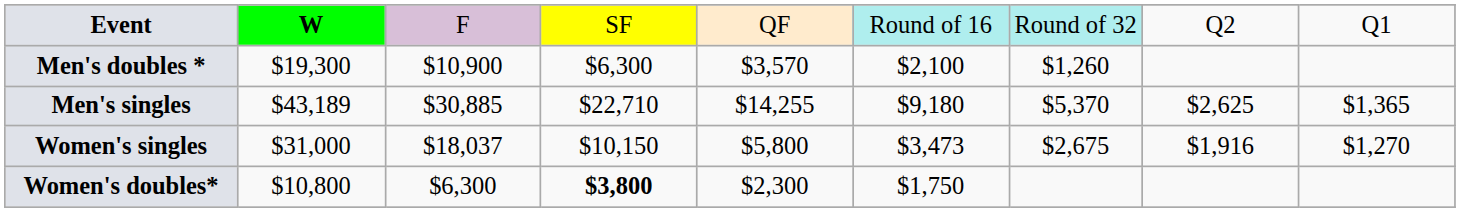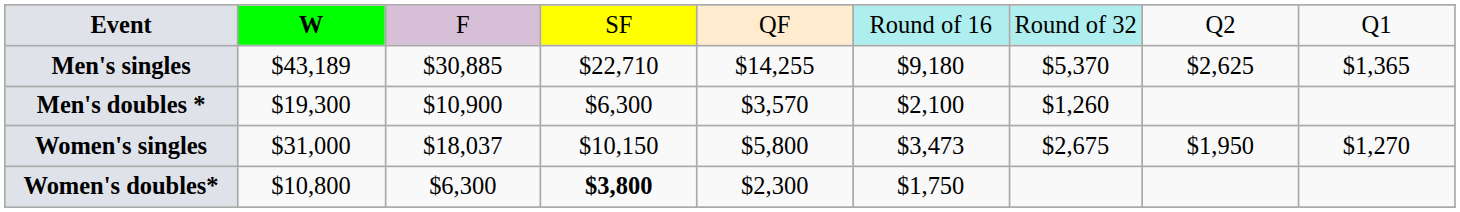rows swapped: (121, 105) <-> (121, 65)
(1220, 146) $1,916 -> (1220, 146) $1,950
